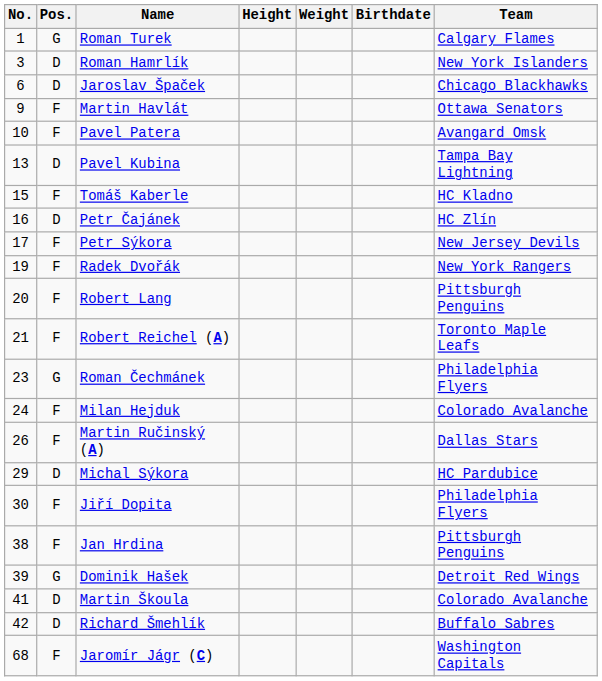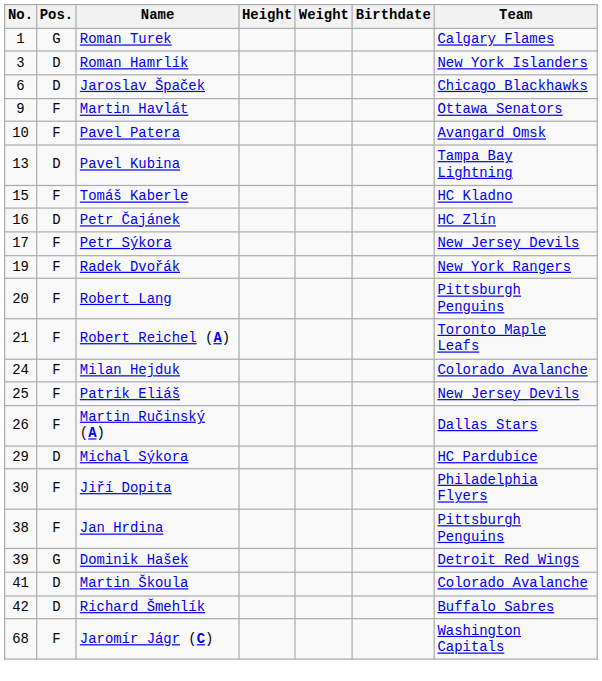- row: (142, 378)
+ row: (130, 393)
